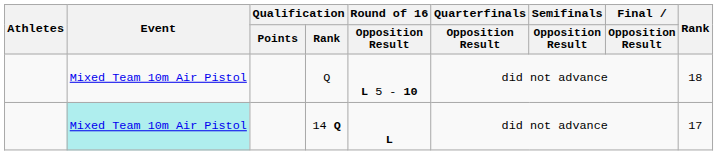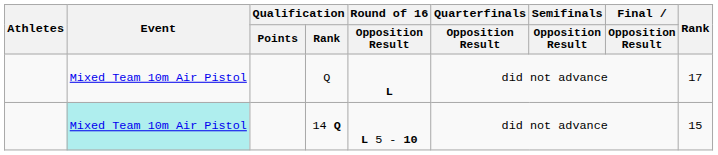(389, 92) L 5 - 10 -> (389, 92) L
(695, 78) 18 -> (695, 78) 17
(389, 140) L -> (389, 140) L 5 - 10
(695, 126) 17 -> (695, 126) 15
